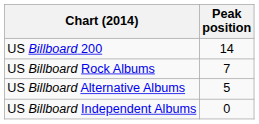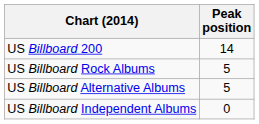(227, 68) 7 -> (227, 68) 5
